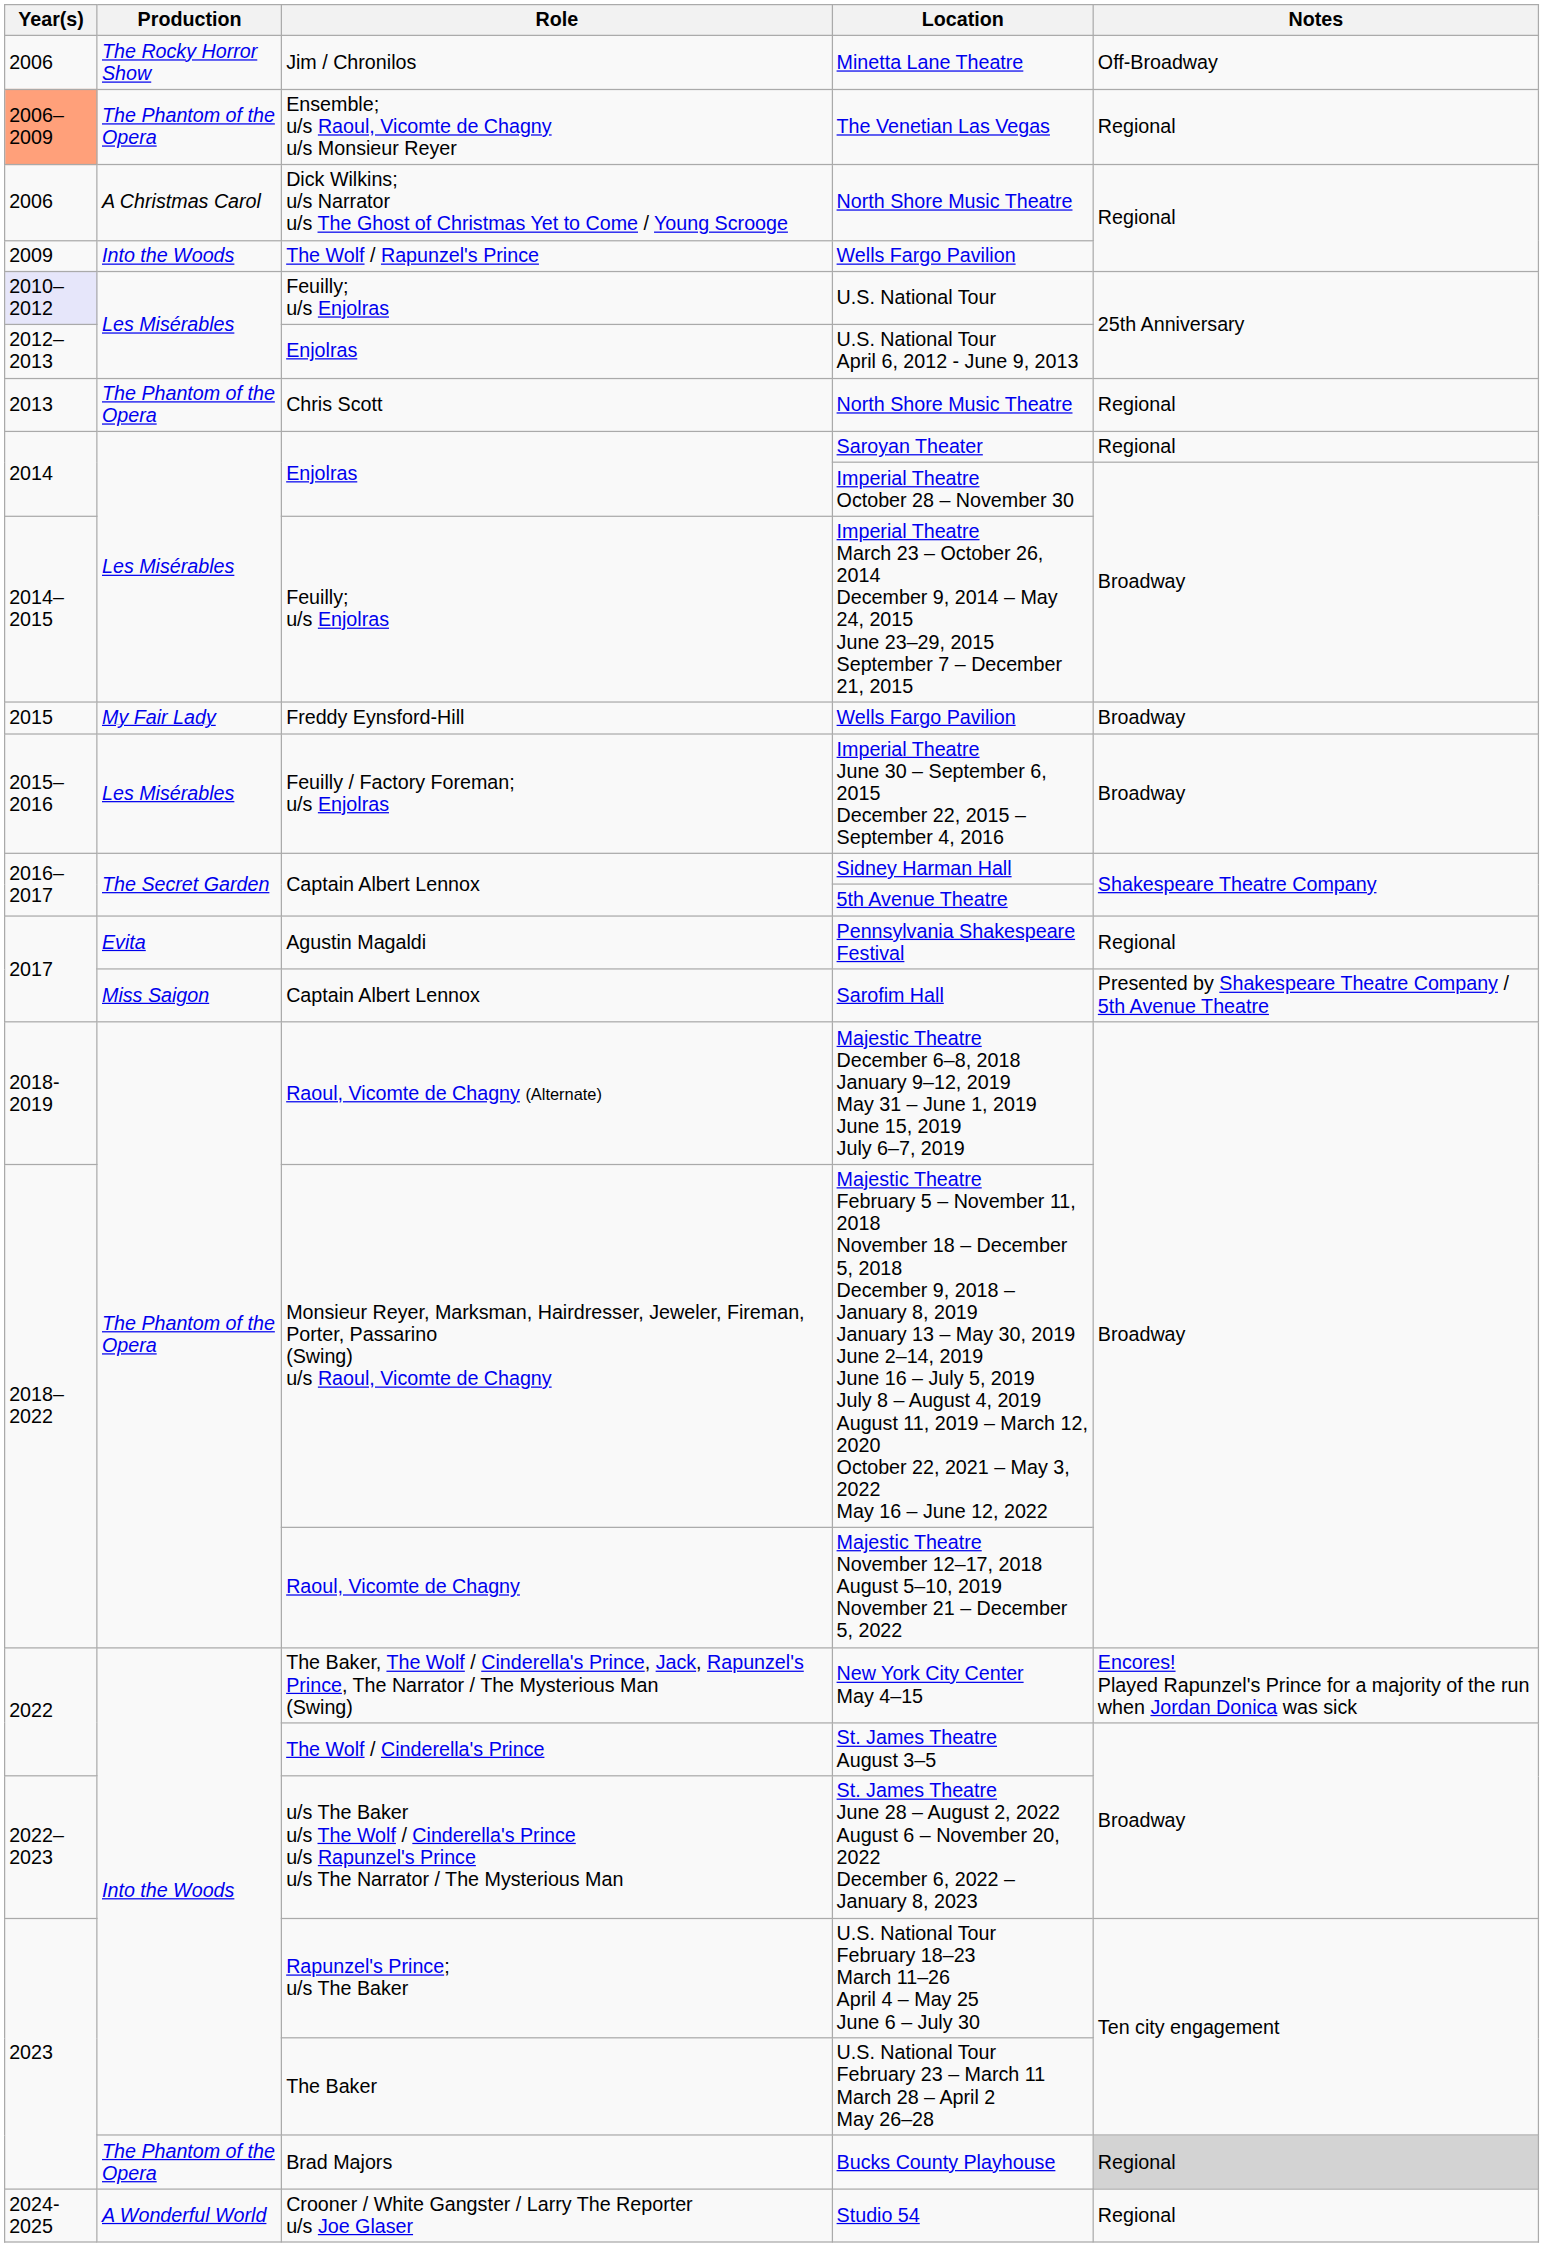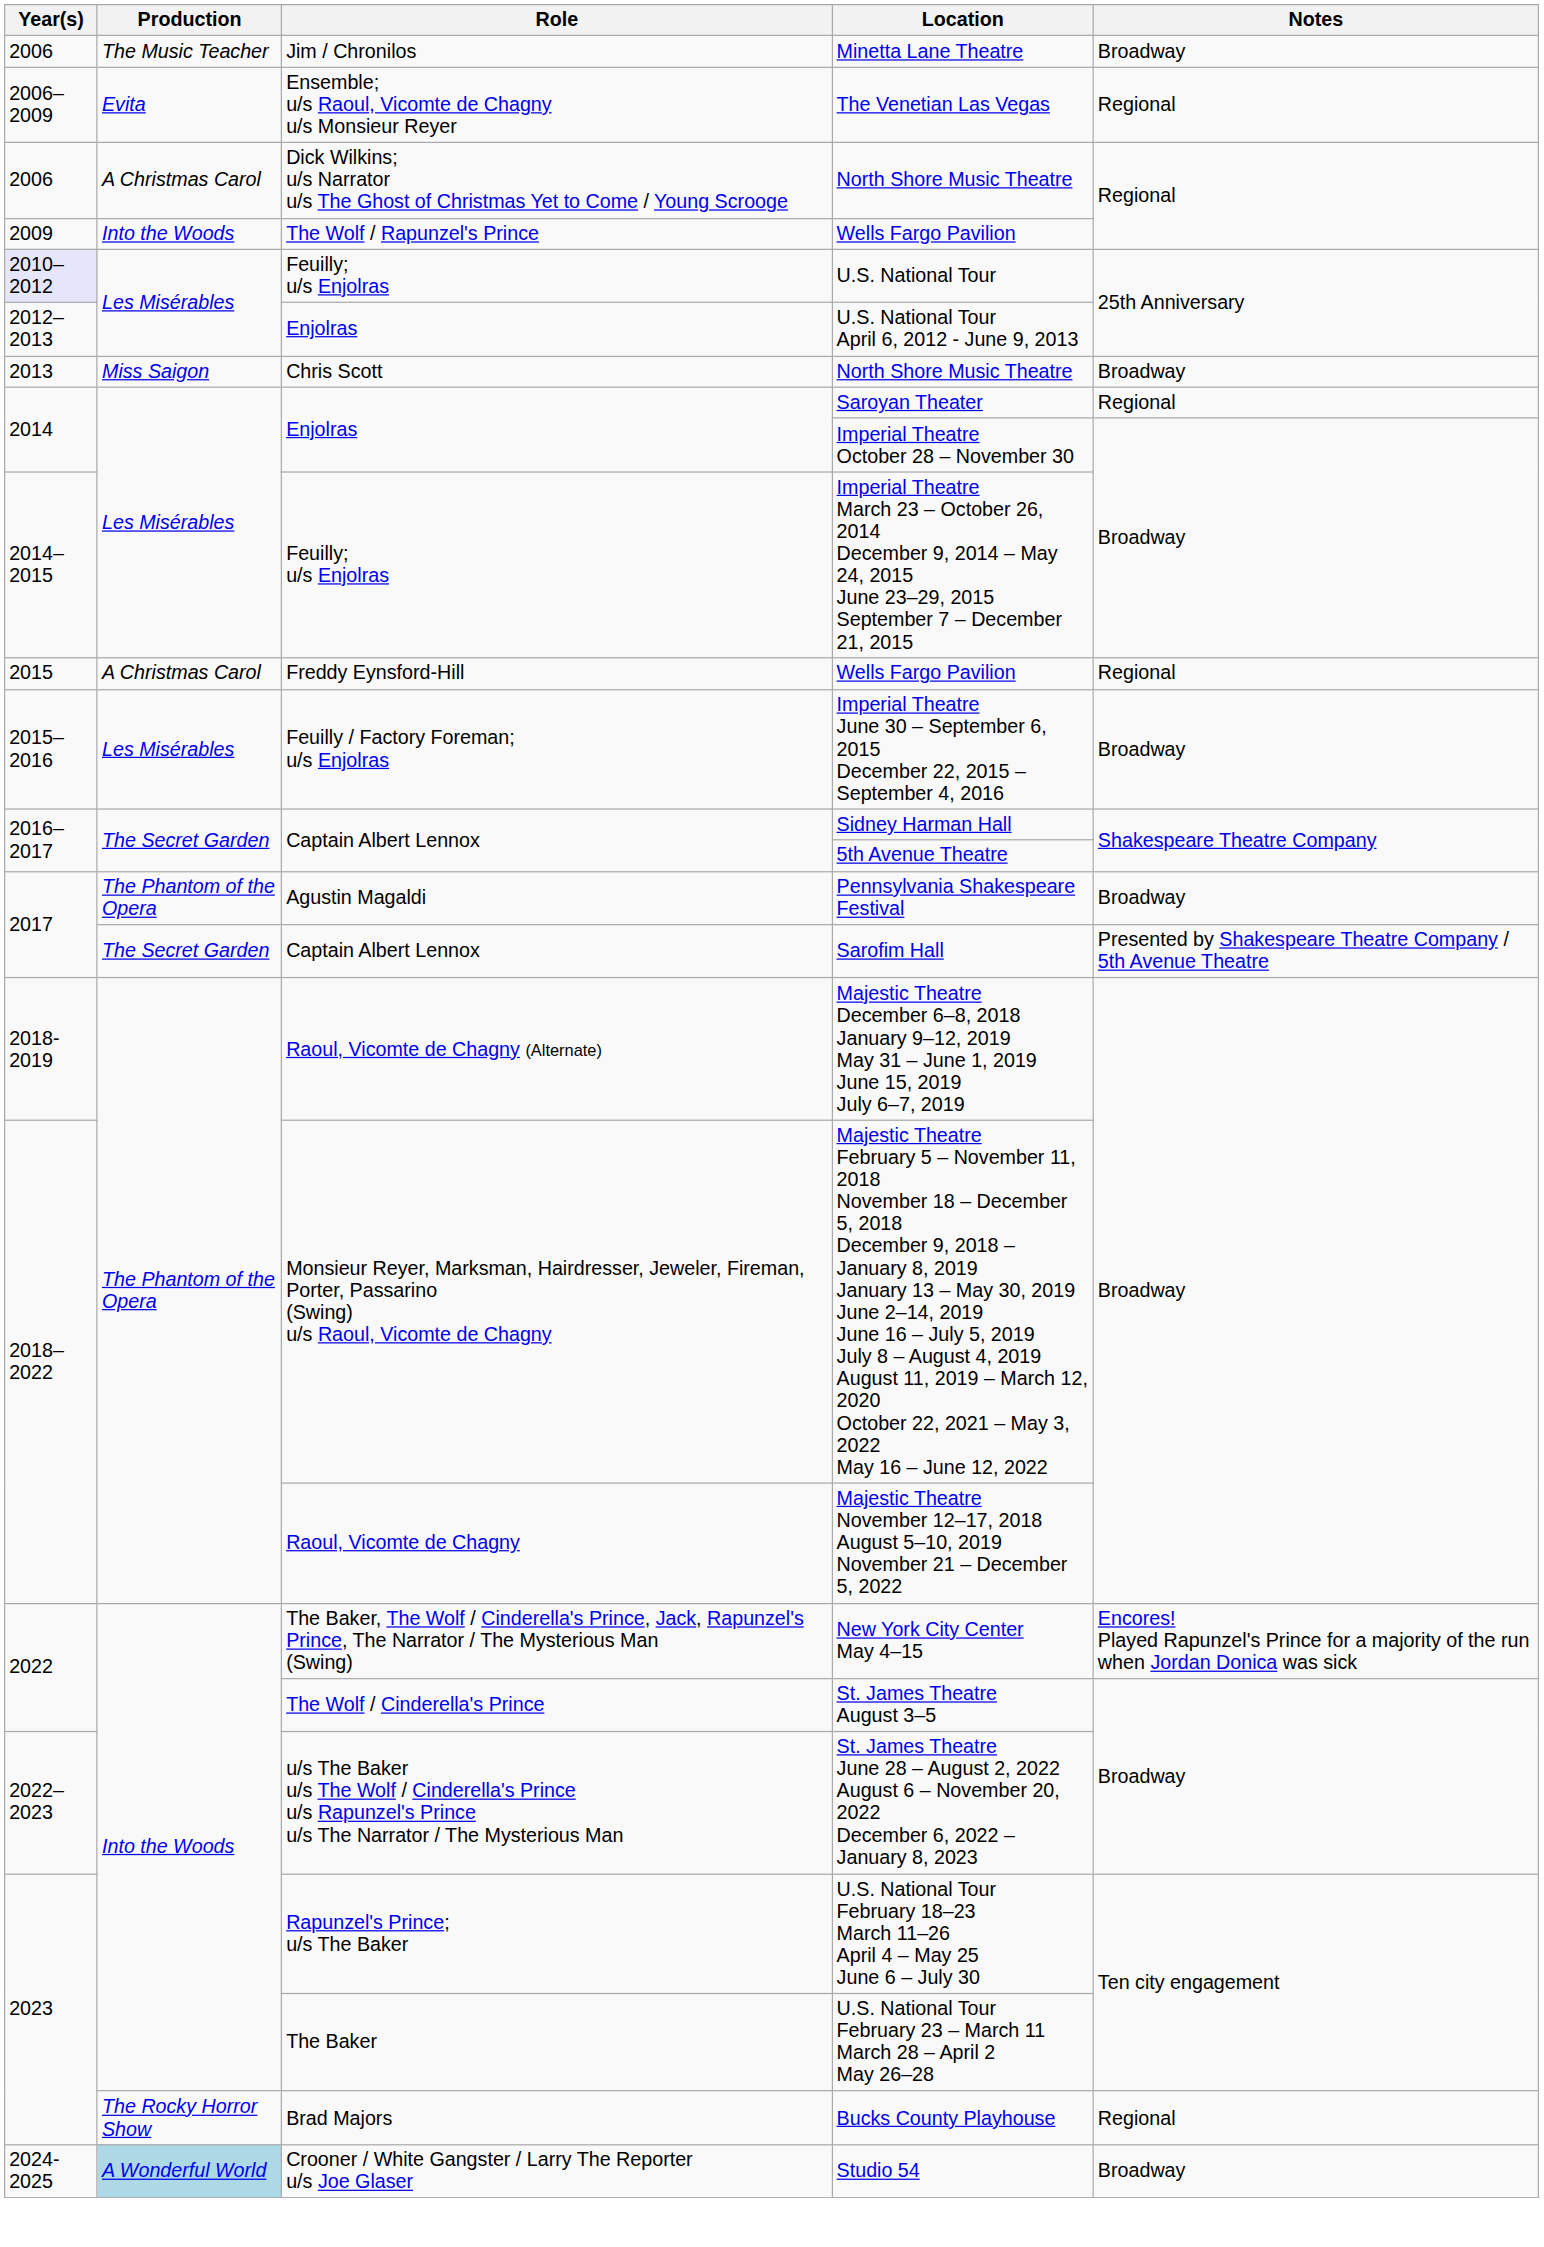(180, 62) The Rocky Horror Show -> (185, 51) The Music Teacher
(1158, 62) Off-Broadway -> (1142, 51) Broadway
(37, 126) lightsalmon background -> (37, 104) no background
(188, 126) The Phantom of the Opera -> (124, 104) Evita
(188, 404) The Phantom of the Opera -> (156, 371) Miss Saigon
(1137, 404) Regional -> (1142, 371) Broadway
(159, 717) My Fair Lady -> (181, 673) A Christmas Carol
(1142, 717) Broadway -> (1137, 673) Regional
(124, 942) Evita -> (188, 897) The Phantom of the Opera
(1137, 942) Regional -> (1142, 897) Broadway
(156, 995) Miss Saigon -> (186, 951) The Secret Garden
(188, 2161) The Phantom of the Opera -> (180, 2117) The Rocky Horror Show
(1137, 2161) lightgrey background -> (1137, 2117) no background
(184, 2215) no background -> (184, 2171) lightblue background
(1137, 2215) Regional -> (1142, 2171) Broadway
